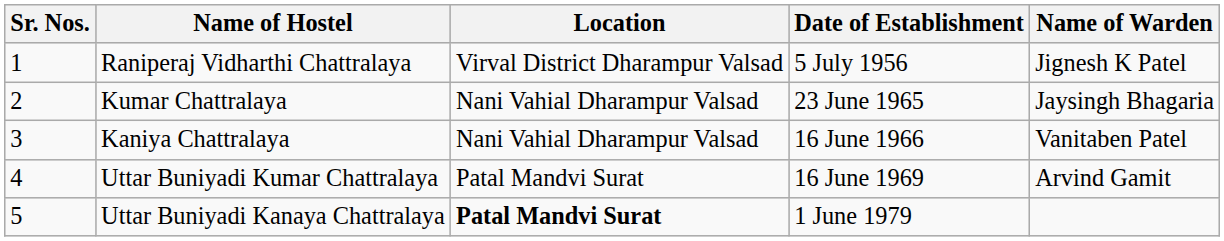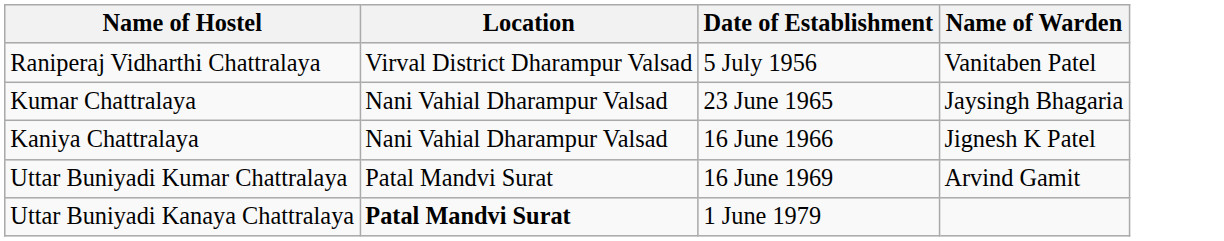- column: (50, 23)
(1111, 62) Jignesh K Patel -> (1020, 62) Vanitaben Patel
(1111, 139) Vanitaben Patel -> (1020, 139) Jignesh K Patel
